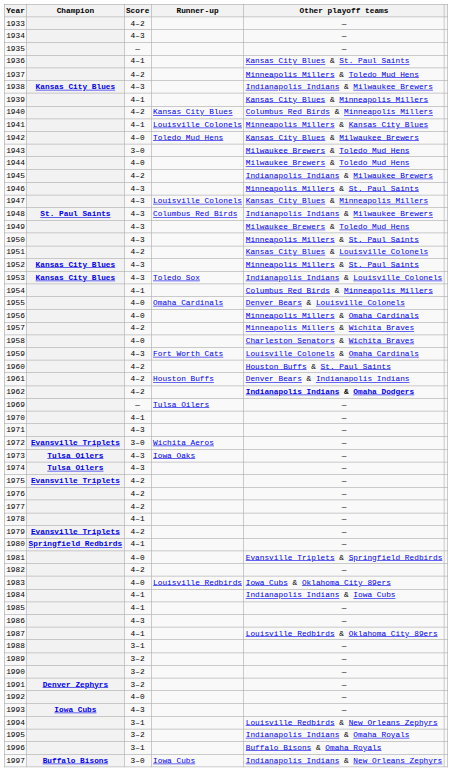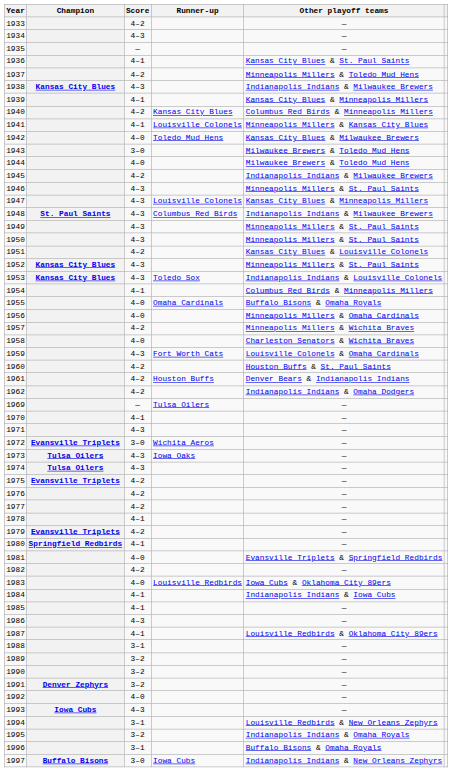(328, 227) Milwaukee Brewers & Toledo Mud Hens -> (332, 227) Minneapolis Millers & St. Paul Saints
(325, 303) Denver Bears & Louisville Colonels -> (314, 303) Buffalo Bisons & Omaha Royals
(330, 392) bold -> (330, 392) normal
